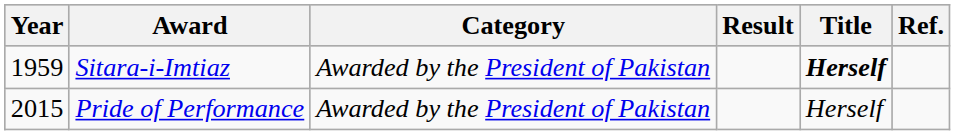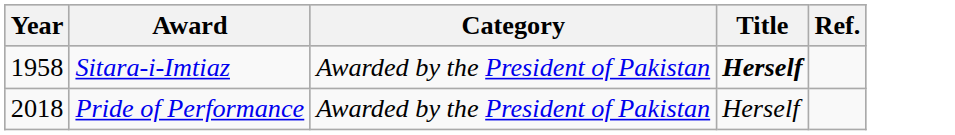- column: (758, 25)
(37, 66) 1959 -> (37, 66) 1958
(37, 108) 2015 -> (37, 108) 2018
